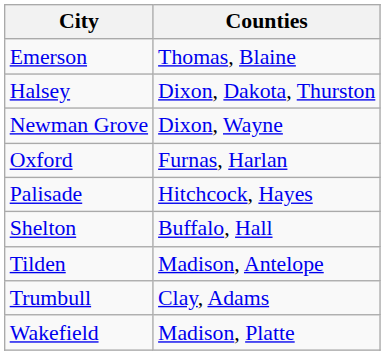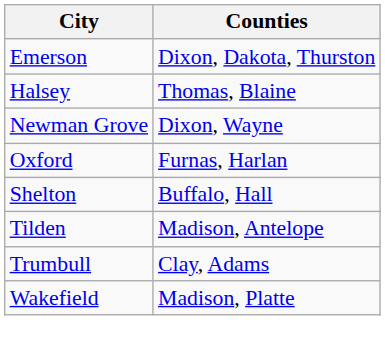(227, 56) Thomas, Blaine -> (267, 56) Dixon, Dakota, Thurston
(267, 90) Dixon, Dakota, Thurston -> (227, 90) Thomas, Blaine
- row: (46, 194)
